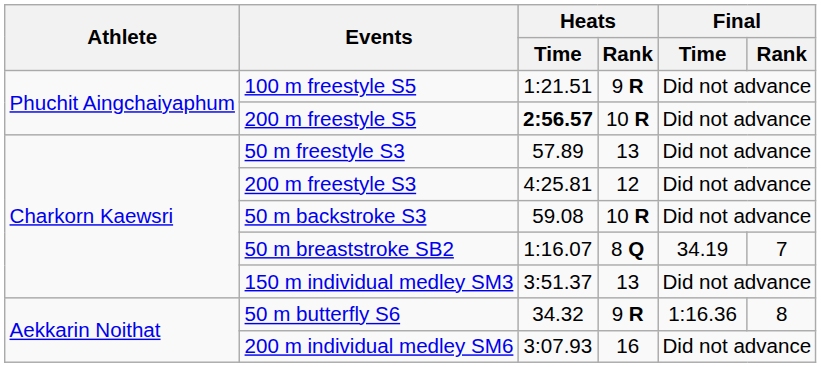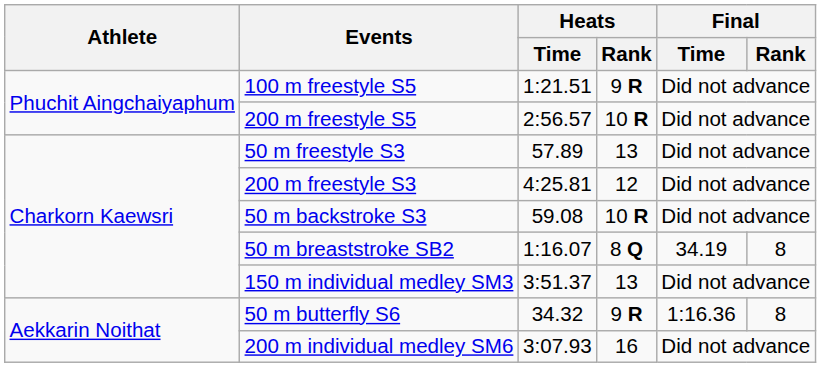(558, 119) bold -> (557, 119) normal
(782, 249) 7 -> (781, 249) 8
